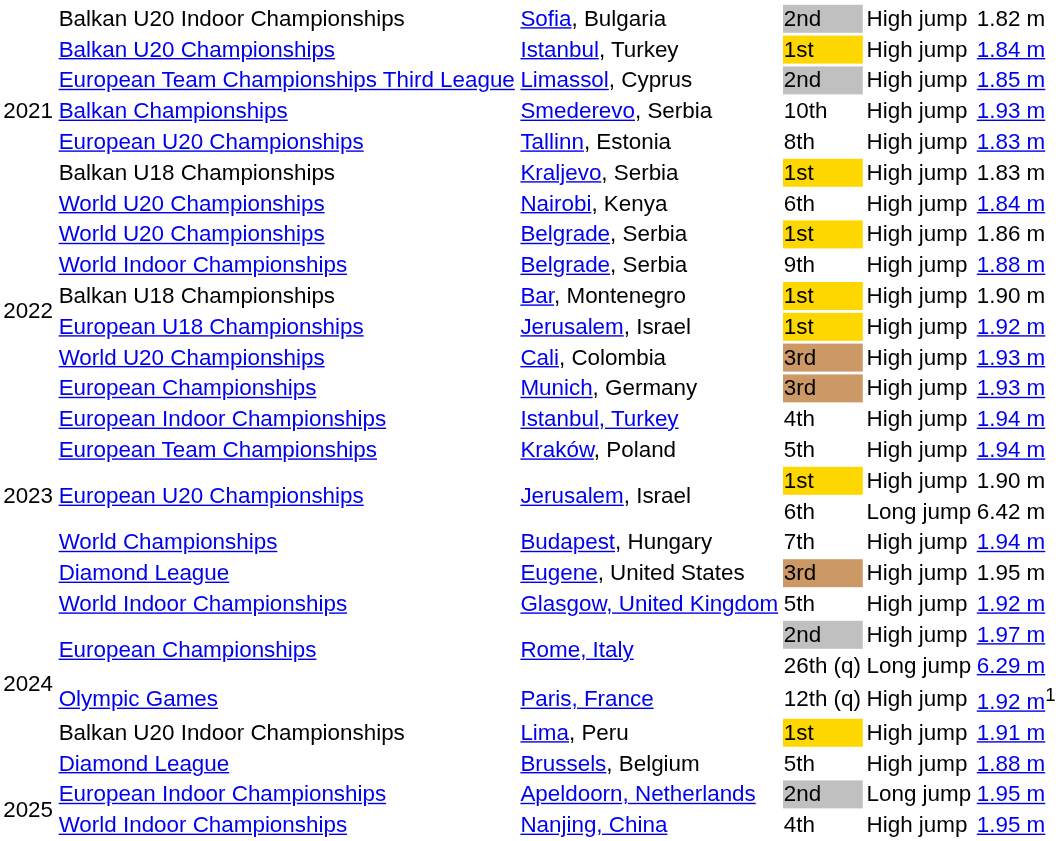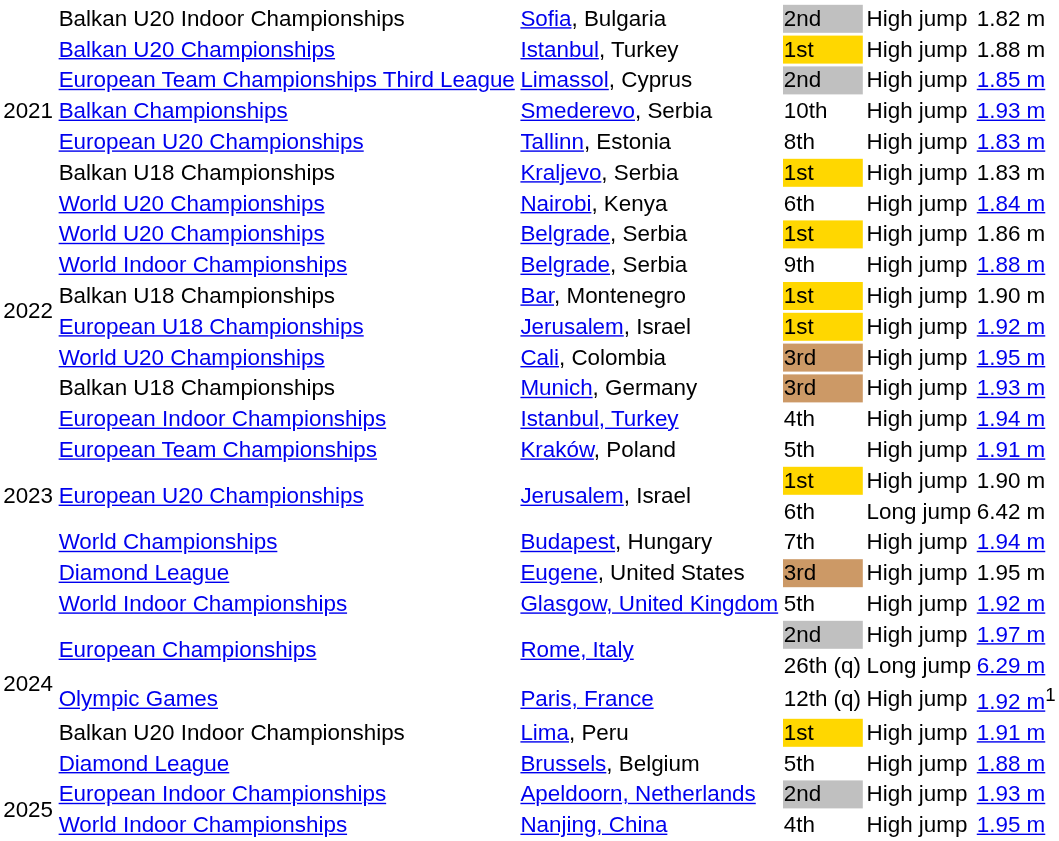(1011, 49) 1.84 m -> (1011, 49) 1.88 m
(1011, 357) 1.93 m -> (1011, 357) 1.95 m
(188, 388) European Championships -> (197, 388) Balkan U18 Championships
(1011, 449) 1.94 m -> (1011, 449) 1.91 m
(919, 794) Long jump -> (917, 794) High jump
(1011, 794) 1.95 m -> (1011, 794) 1.93 m
